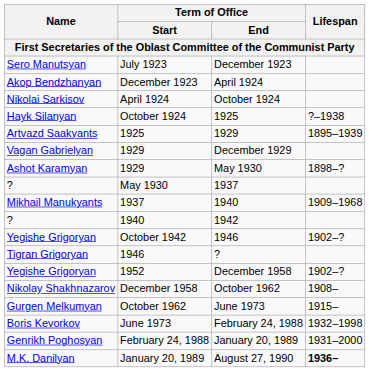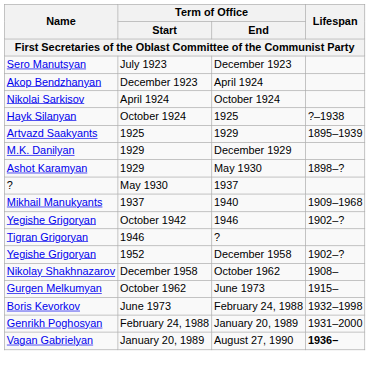(50, 151) Vagan Gabrielyan -> (41, 151) M.K. Danilyan
- row: (226, 220)
(41, 358) M.K. Danilyan -> (50, 340) Vagan Gabrielyan
